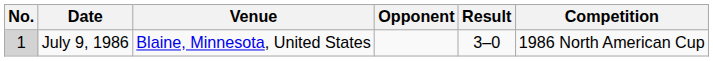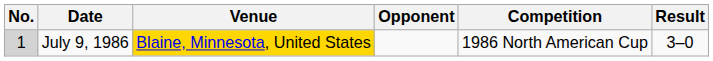columns swapped: (487, 17) <-> (612, 17)
(254, 42) no background -> (254, 42) gold background
